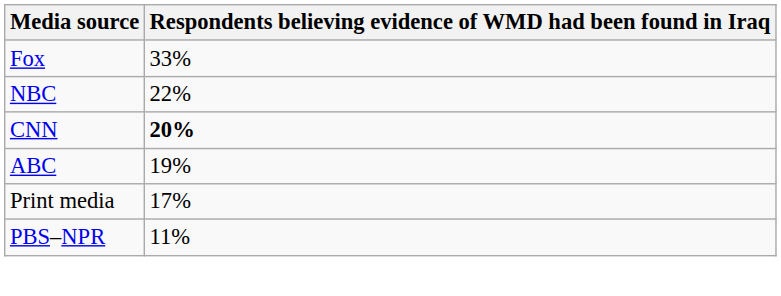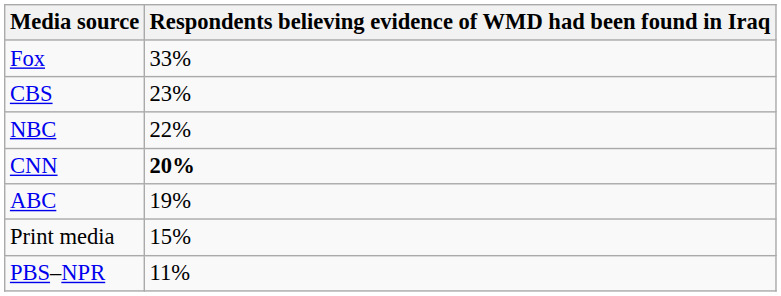+ row: (31, 93)
(170, 201) 17% -> (170, 237) 15%
